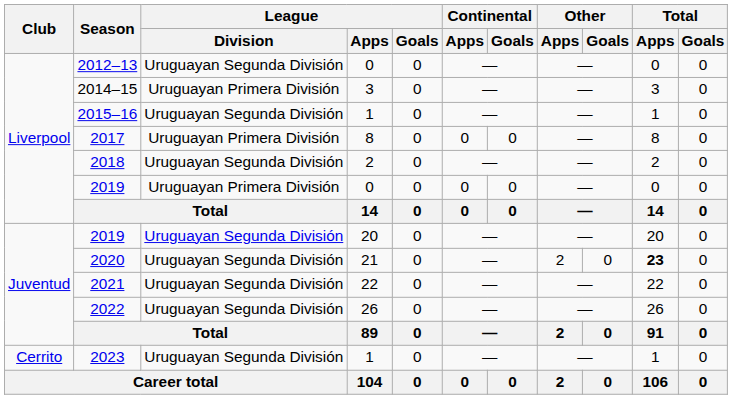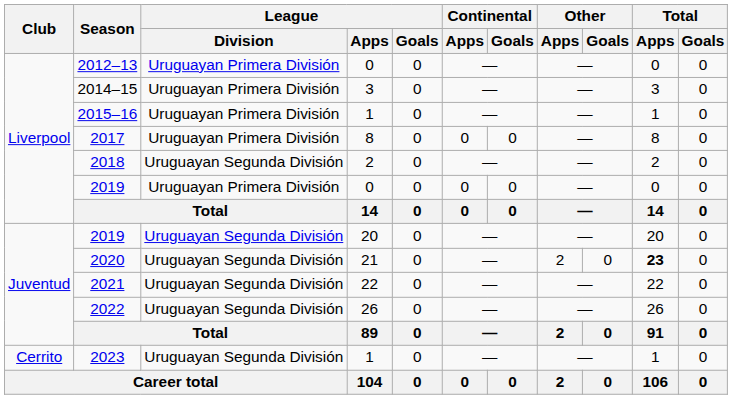(244, 65) Uruguayan Segunda División -> (244, 65) Uruguayan Primera División
(244, 114) Uruguayan Segunda División -> (244, 114) Uruguayan Primera División
